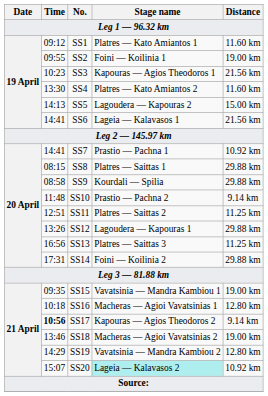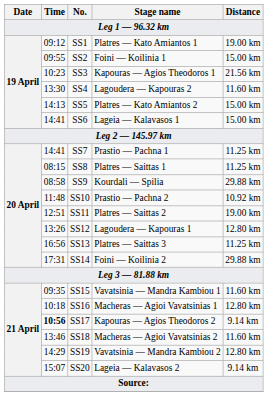(243, 42) 11.60 km -> (243, 42) 19.00 km
(243, 58) 19.00 km -> (243, 58) 15.00 km
(146, 89) Platres — Kato Amiantos 2 -> (143, 89) Lagoudera — Kapouras 2
(143, 104) Lagoudera — Kapouras 2 -> (146, 104) Platres — Kato Amiantos 2
(243, 120) 21.56 km -> (243, 120) 15.00 km
(243, 151) 10.92 km -> (243, 151) 11.25 km
(243, 166) 29.88 km -> (243, 166) 11.25 km
(243, 197) 9.14 km -> (243, 197) 10.92 km
(243, 213) 11.25 km -> (243, 213) 19.00 km
(243, 228) 29.88 km -> (243, 228) 12.80 km
(243, 290) 19.00 km -> (243, 290) 11.60 km
(243, 336) 19.00 km -> (243, 336) 11.60 km
(137, 367) paleturquoise background -> (137, 367) no background
(243, 367) 10.92 km -> (243, 367) 9.14 km
